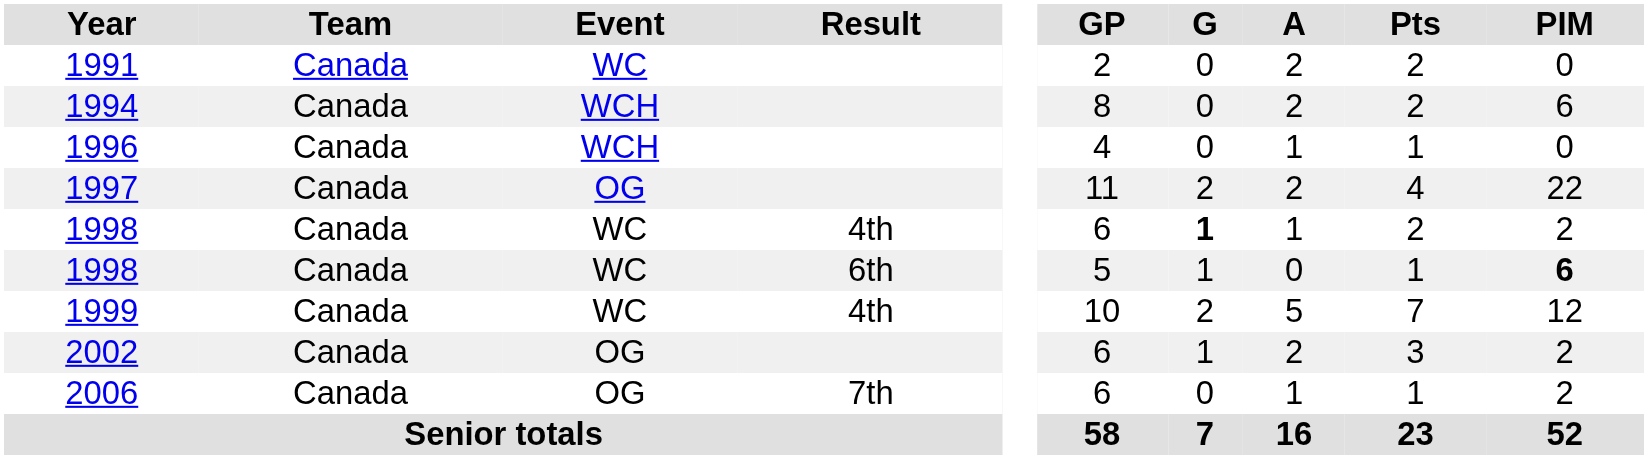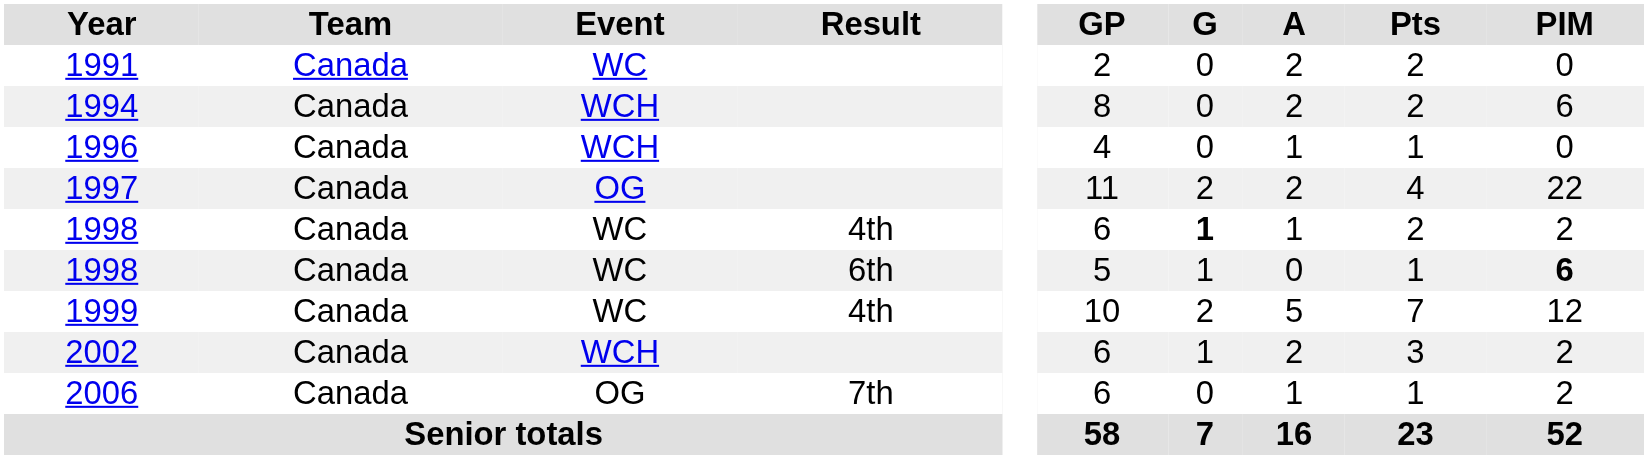(620, 351) OG -> (620, 351) WCH
